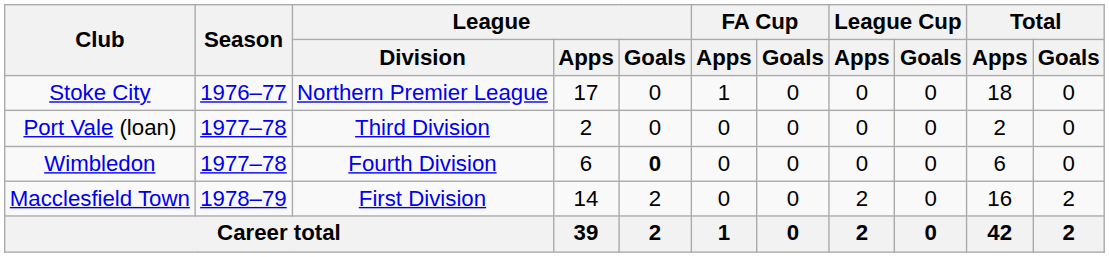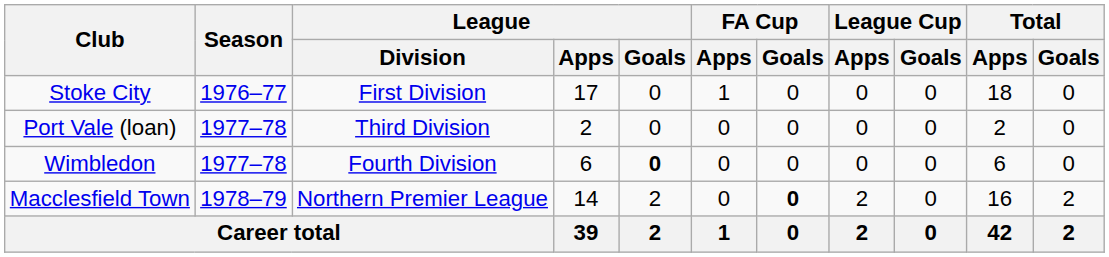(422, 92) Northern Premier League -> (422, 92) First Division
(422, 198) First Division -> (422, 198) Northern Premier League
(793, 198) normal -> (793, 198) bold
